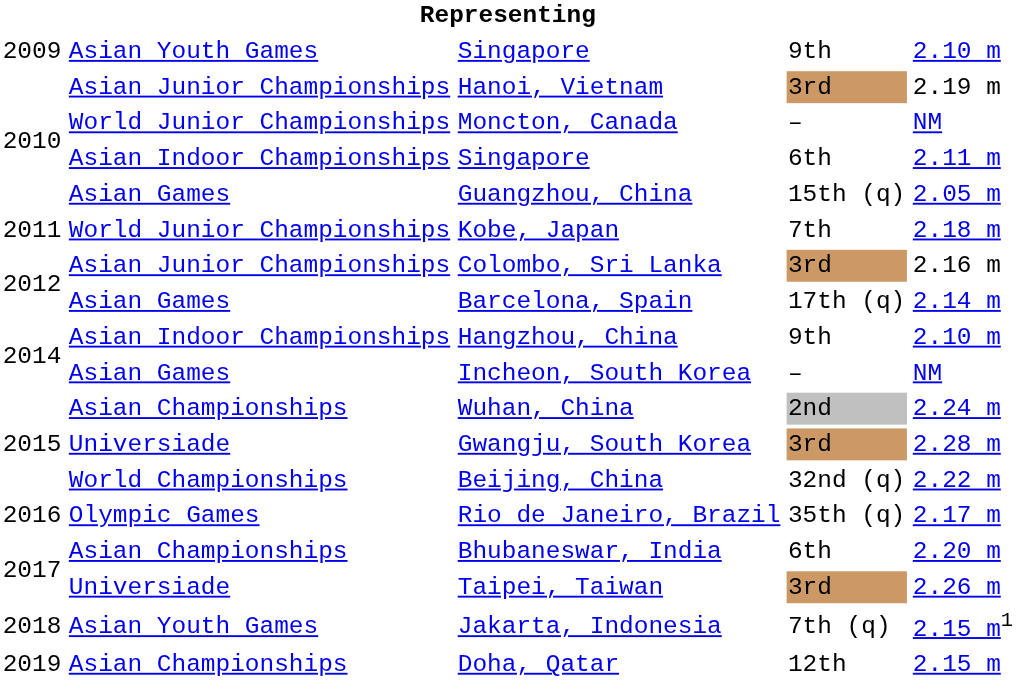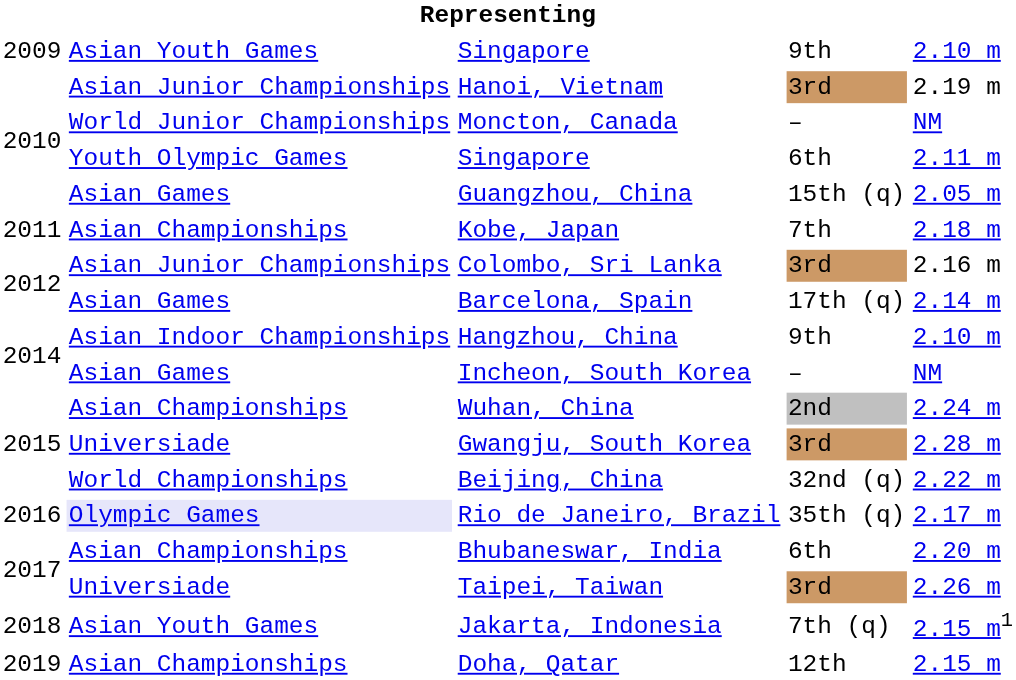(260, 159) Asian Indoor Championships -> (208, 159) Youth Olympic Games
(260, 230) World Junior Championships -> (208, 230) Asian Championships
(164, 516) no background -> (164, 516) lavender background
